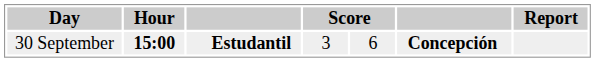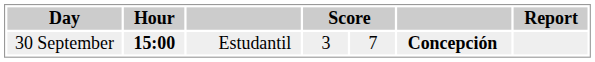(256, 43) bold -> (259, 43) normal
(373, 43) 6 -> (373, 43) 7
